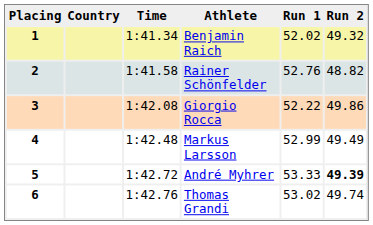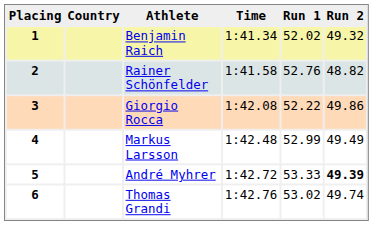columns swapped: (231, 16) <-> (152, 16)
